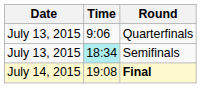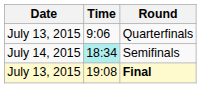(44, 53) July 13, 2015 -> (44, 53) July 14, 2015
(44, 72) July 14, 2015 -> (44, 72) July 13, 2015
